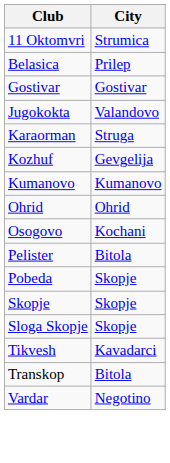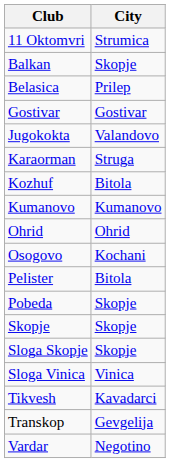+ row: (29, 64)
(124, 159) Gevgelija -> (113, 183) Bitola
+ row: (46, 374)
(113, 374) Bitola -> (124, 421) Gevgelija
